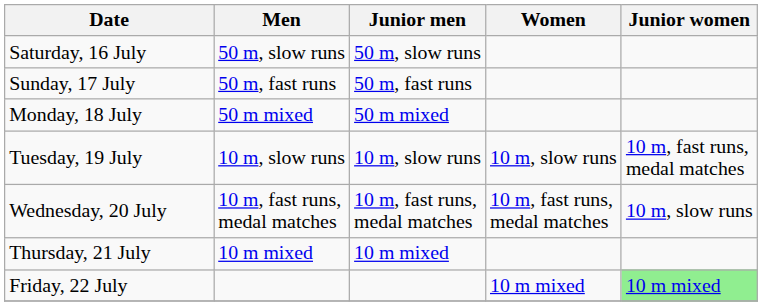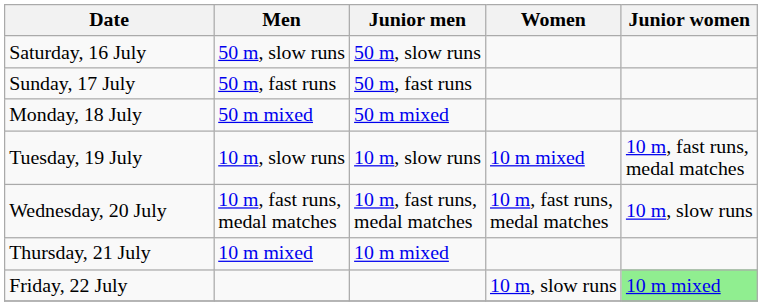(553, 157) 10 m, slow runs -> (537, 157) 10 m mixed
(537, 285) 10 m mixed -> (553, 285) 10 m, slow runs
